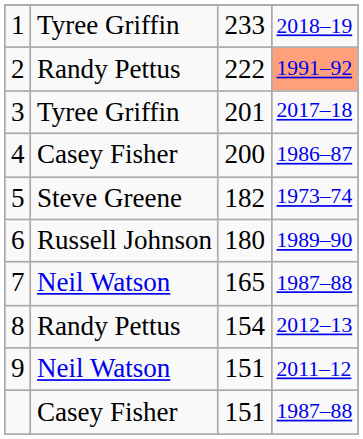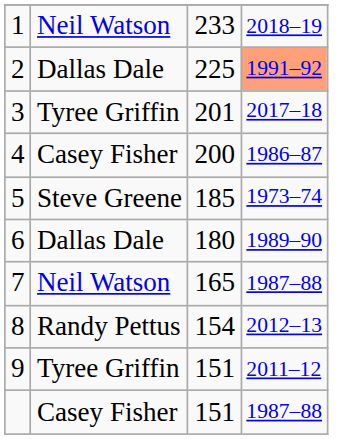(108, 25) Tyree Griffin -> (104, 25) Neil Watson
(109, 68) Randy Pettus -> (101, 68) Dallas Dale
(245, 68) 222 -> (215, 68) 225
(245, 197) 182 -> (215, 197) 185
(125, 240) Russell Johnson -> (101, 240) Dallas Dale
(104, 369) Neil Watson -> (108, 369) Tyree Griffin
